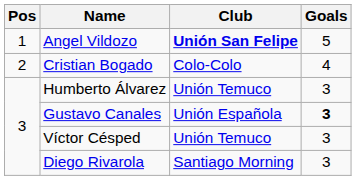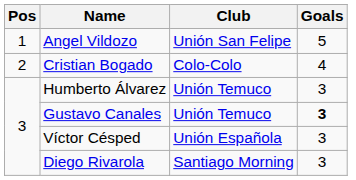(236, 41) bold -> (232, 41) normal
(228, 114) Unión Española -> (222, 114) Unión Temuco
(222, 138) Unión Temuco -> (228, 138) Unión Española
